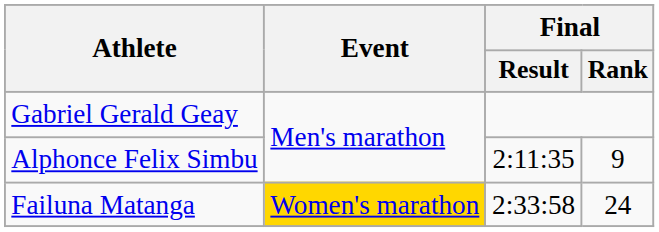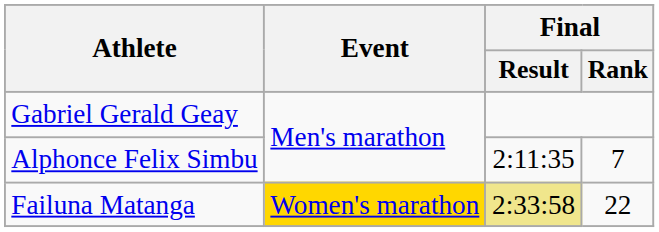(618, 159) 9 -> (618, 159) 7
(534, 204) no background -> (534, 204) khaki background
(618, 204) 24 -> (618, 204) 22
